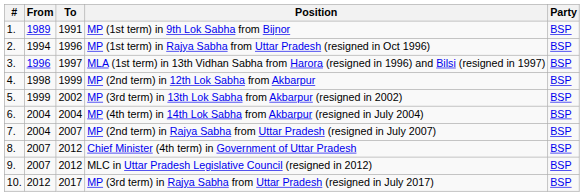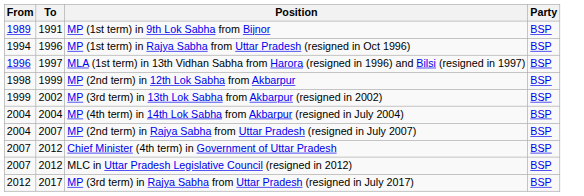- column: (14, 13)
